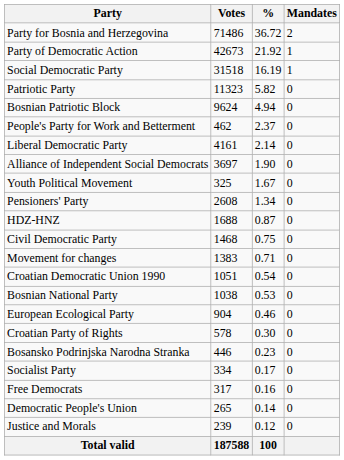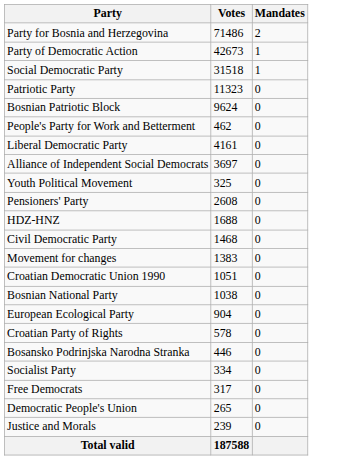- column: (268, 13)
